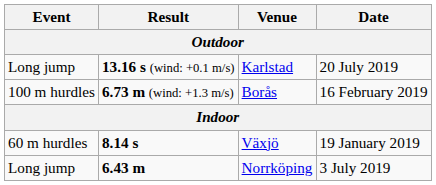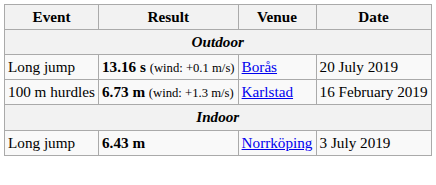(267, 67) Karlstad -> (259, 67) Borås
(259, 92) Borås -> (267, 92) Karlstad
- row: (120, 142)
